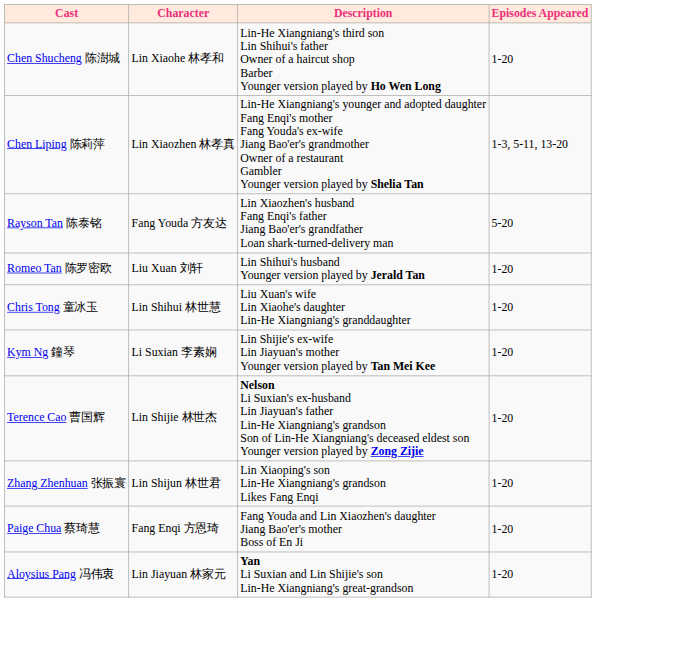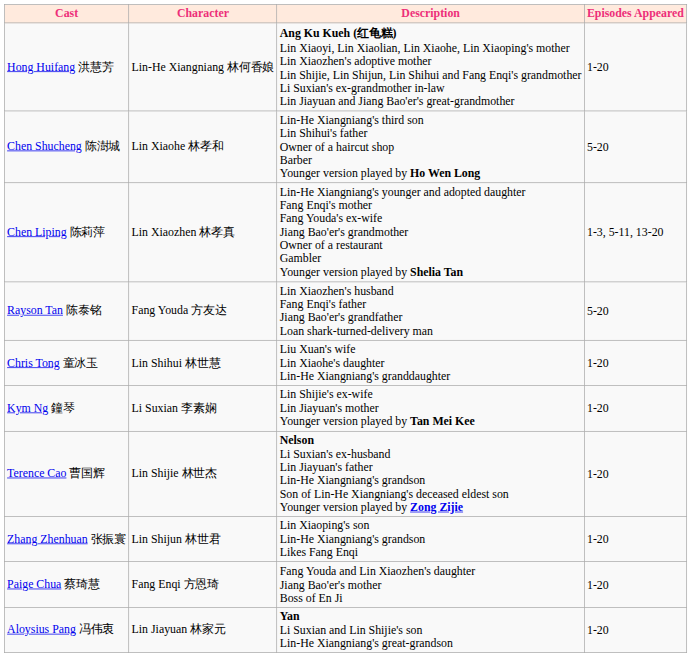+ row: (60, 66)
(502, 59) 1-20 -> (598, 146) 5-20
- row: (60, 268)
